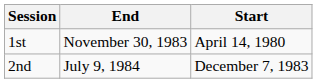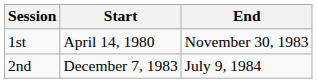columns swapped: (251, 16) <-> (125, 16)
